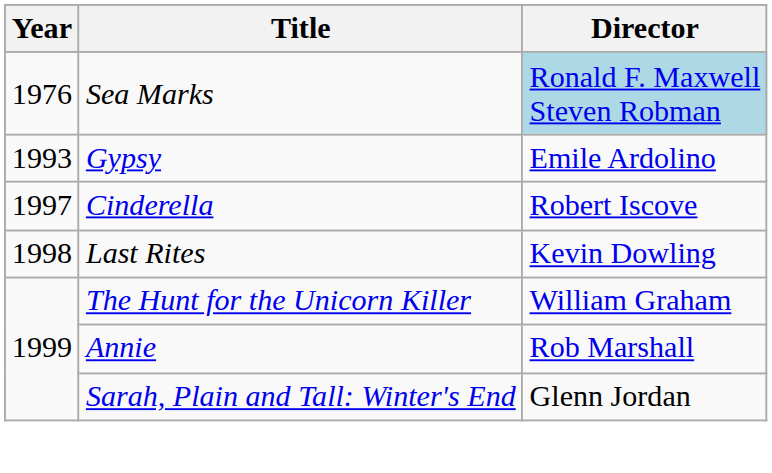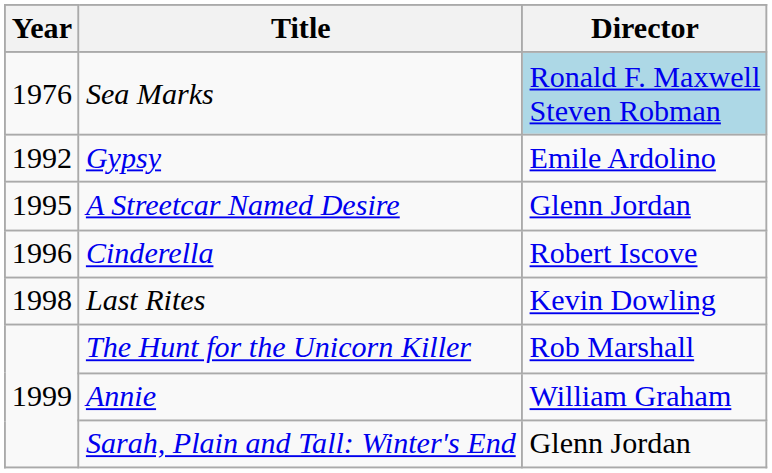(42, 157) 1993 -> (42, 157) 1992
+ row: (243, 205)
(42, 205) 1997 -> (42, 253) 1996
(630, 300) William Graham -> (612, 348) Rob Marshall
(612, 348) Rob Marshall -> (630, 396) William Graham
